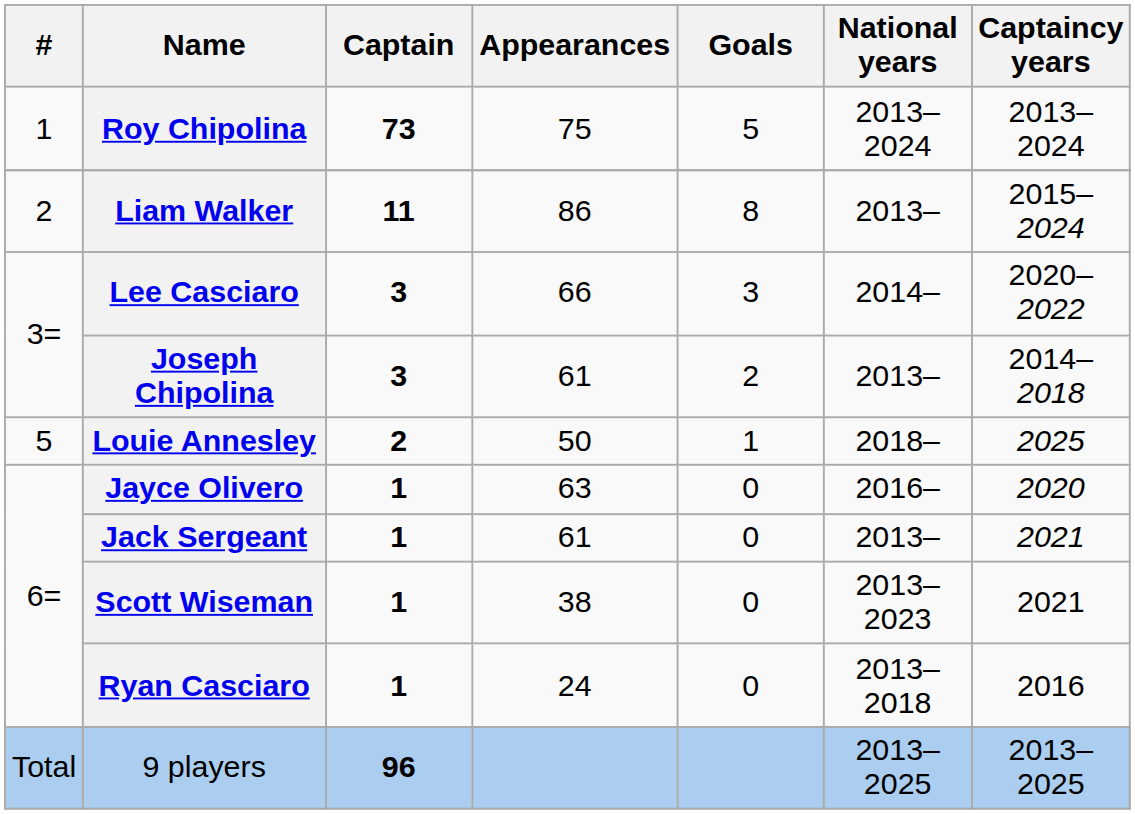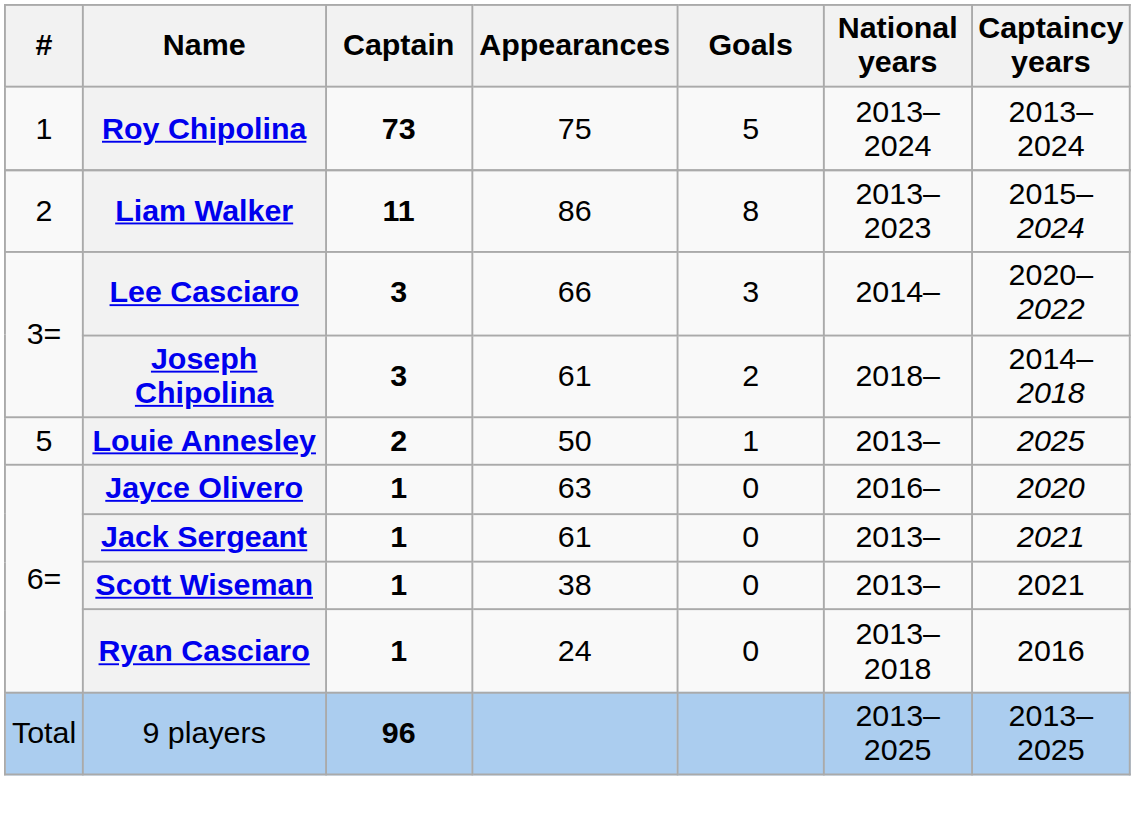(898, 210) 2013– -> (898, 210) 2013–2023
(898, 375) 2013– -> (898, 375) 2018–
(898, 440) 2018– -> (898, 440) 2013–
(898, 602) 2013–2023 -> (898, 585) 2013–
